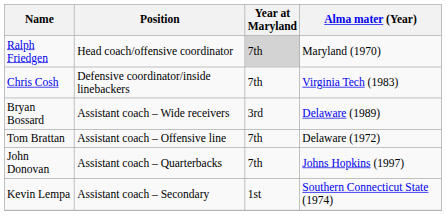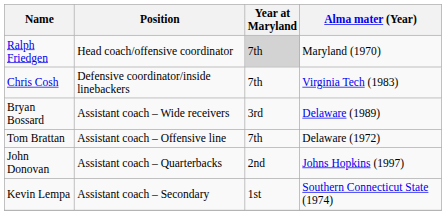(255, 163) 7th -> (256, 163) 2nd
